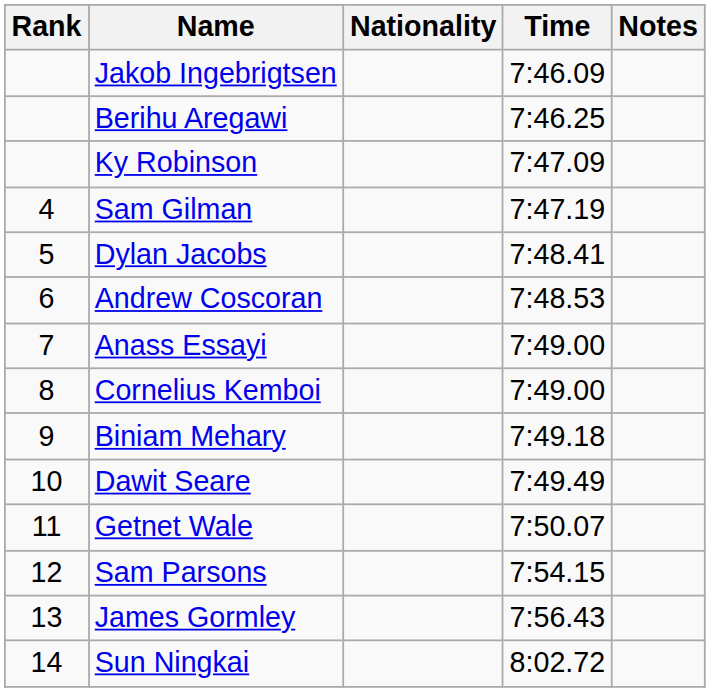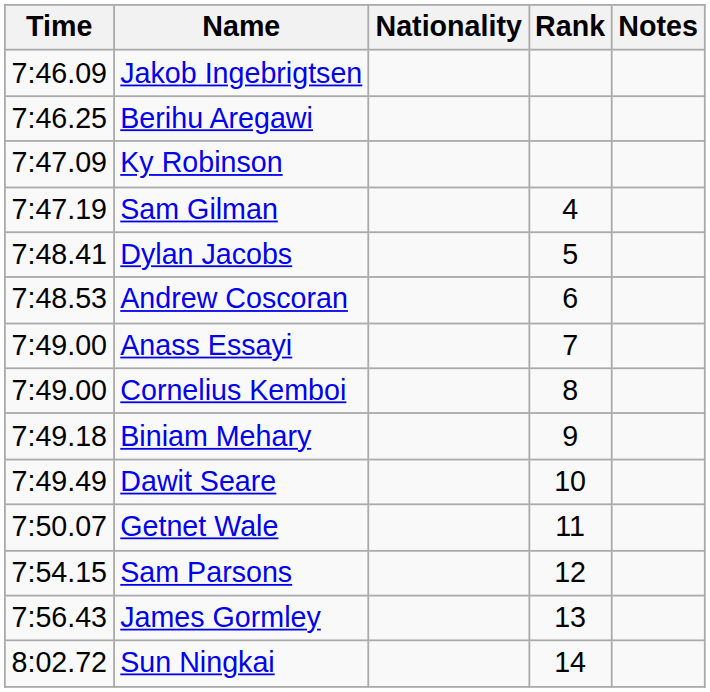columns swapped: (47, 27) <-> (557, 27)
